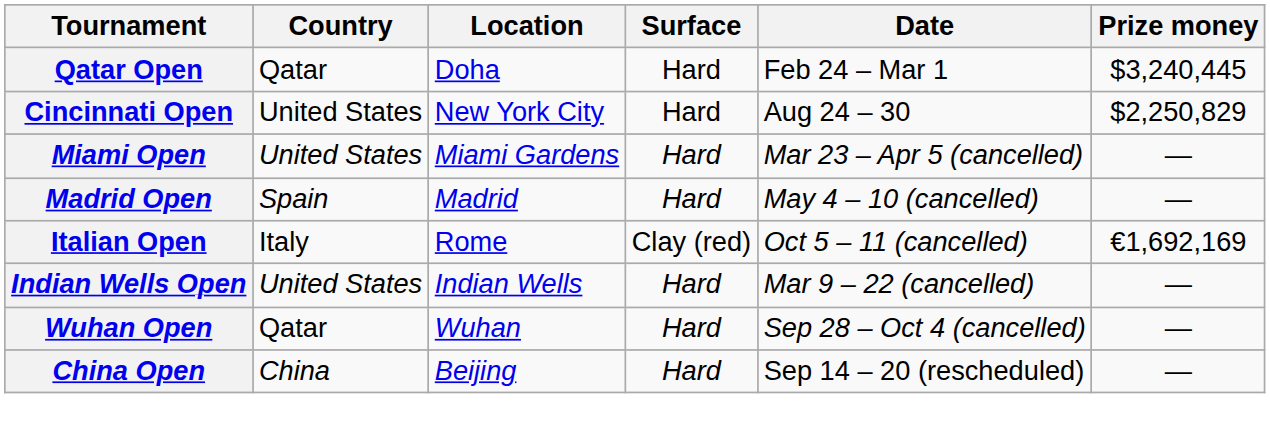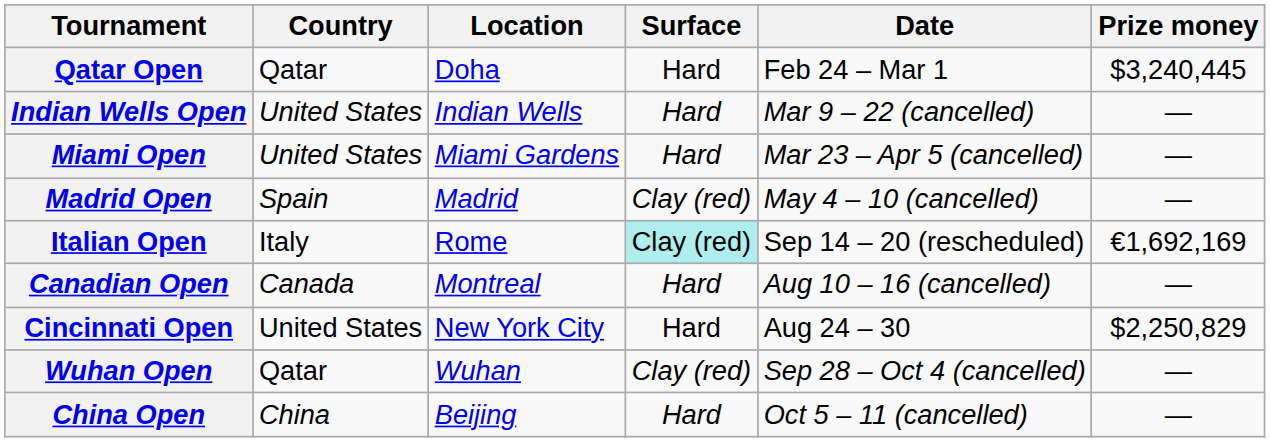rows swapped: (129, 284) <-> (129, 112)
(691, 198) Hard -> (691, 198) Clay (red)
(691, 241) no background -> (691, 241) paleturquoise background
(896, 241) Oct 5 – 11 (cancelled) -> (924, 241) Sep 14 – 20 (rescheduled)
+ row: (129, 284)
(691, 328) Hard -> (691, 371) Clay (red)
(924, 371) Sep 14 – 20 (rescheduled) -> (896, 414) Oct 5 – 11 (cancelled)
